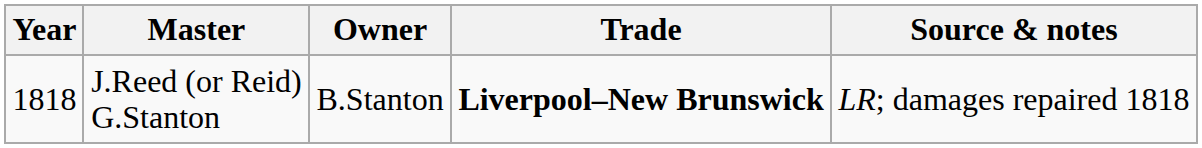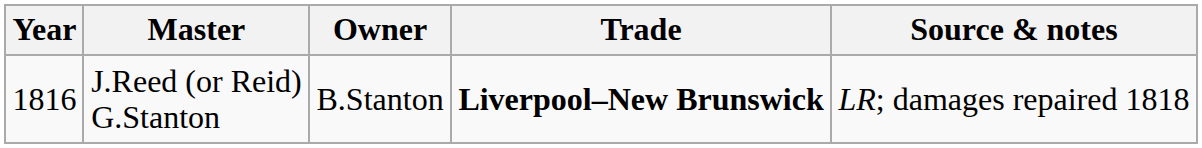(44, 98) 1818 -> (44, 98) 1816
